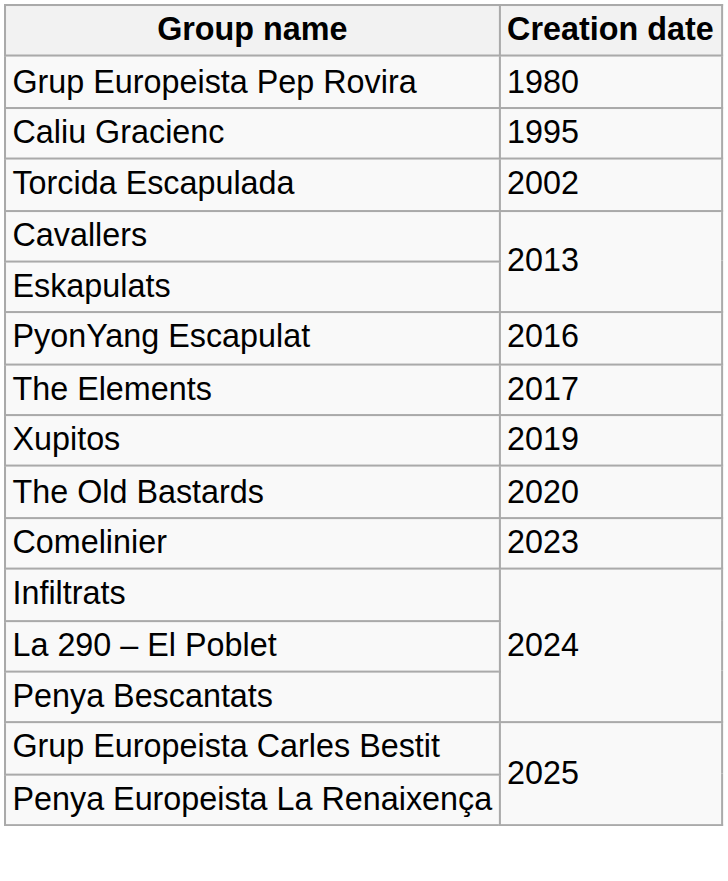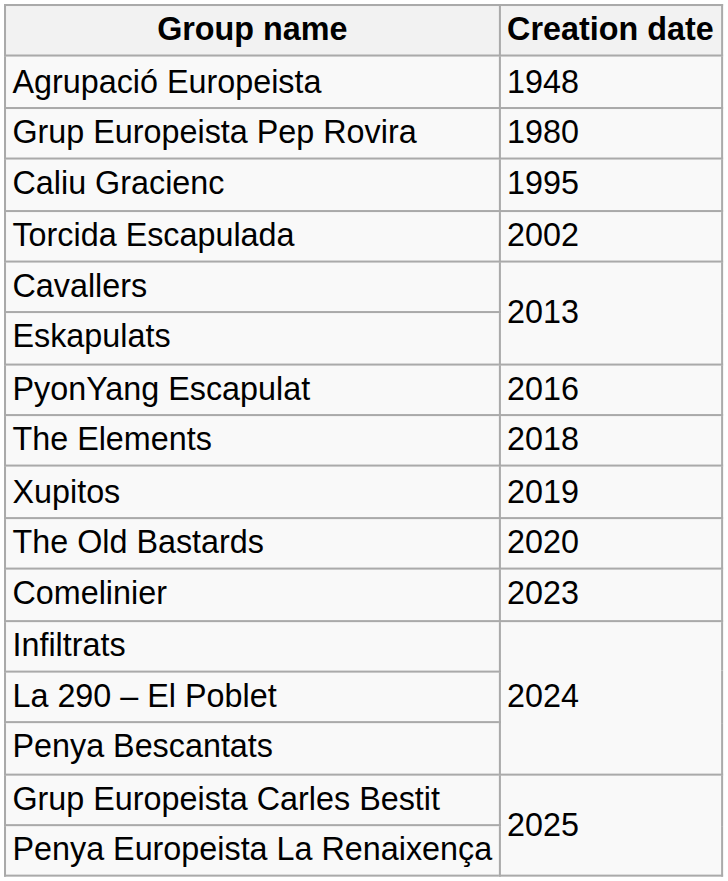+ row: (167, 81)
(543, 388) 2017 -> (543, 440) 2018
